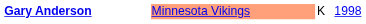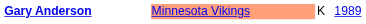(348, 11) 1998 -> (348, 11) 1989
